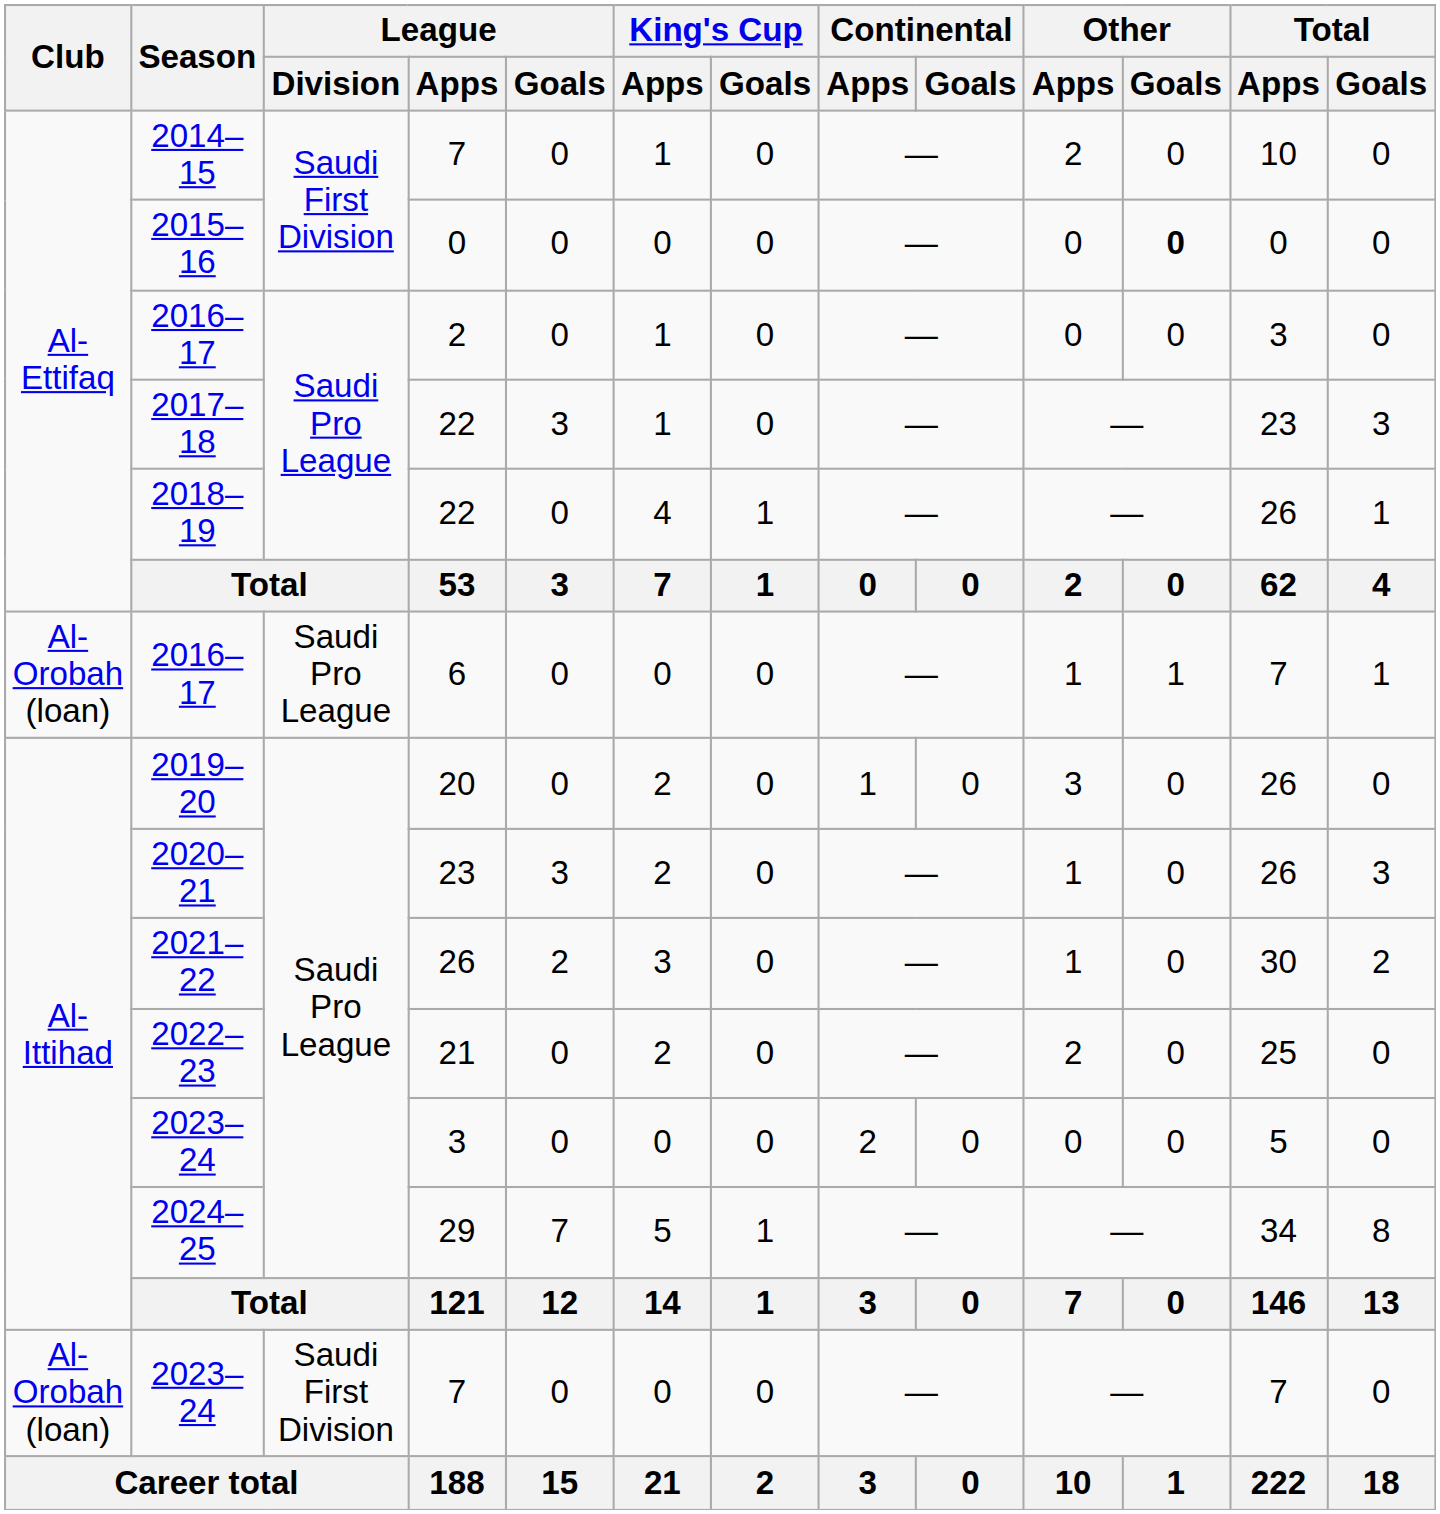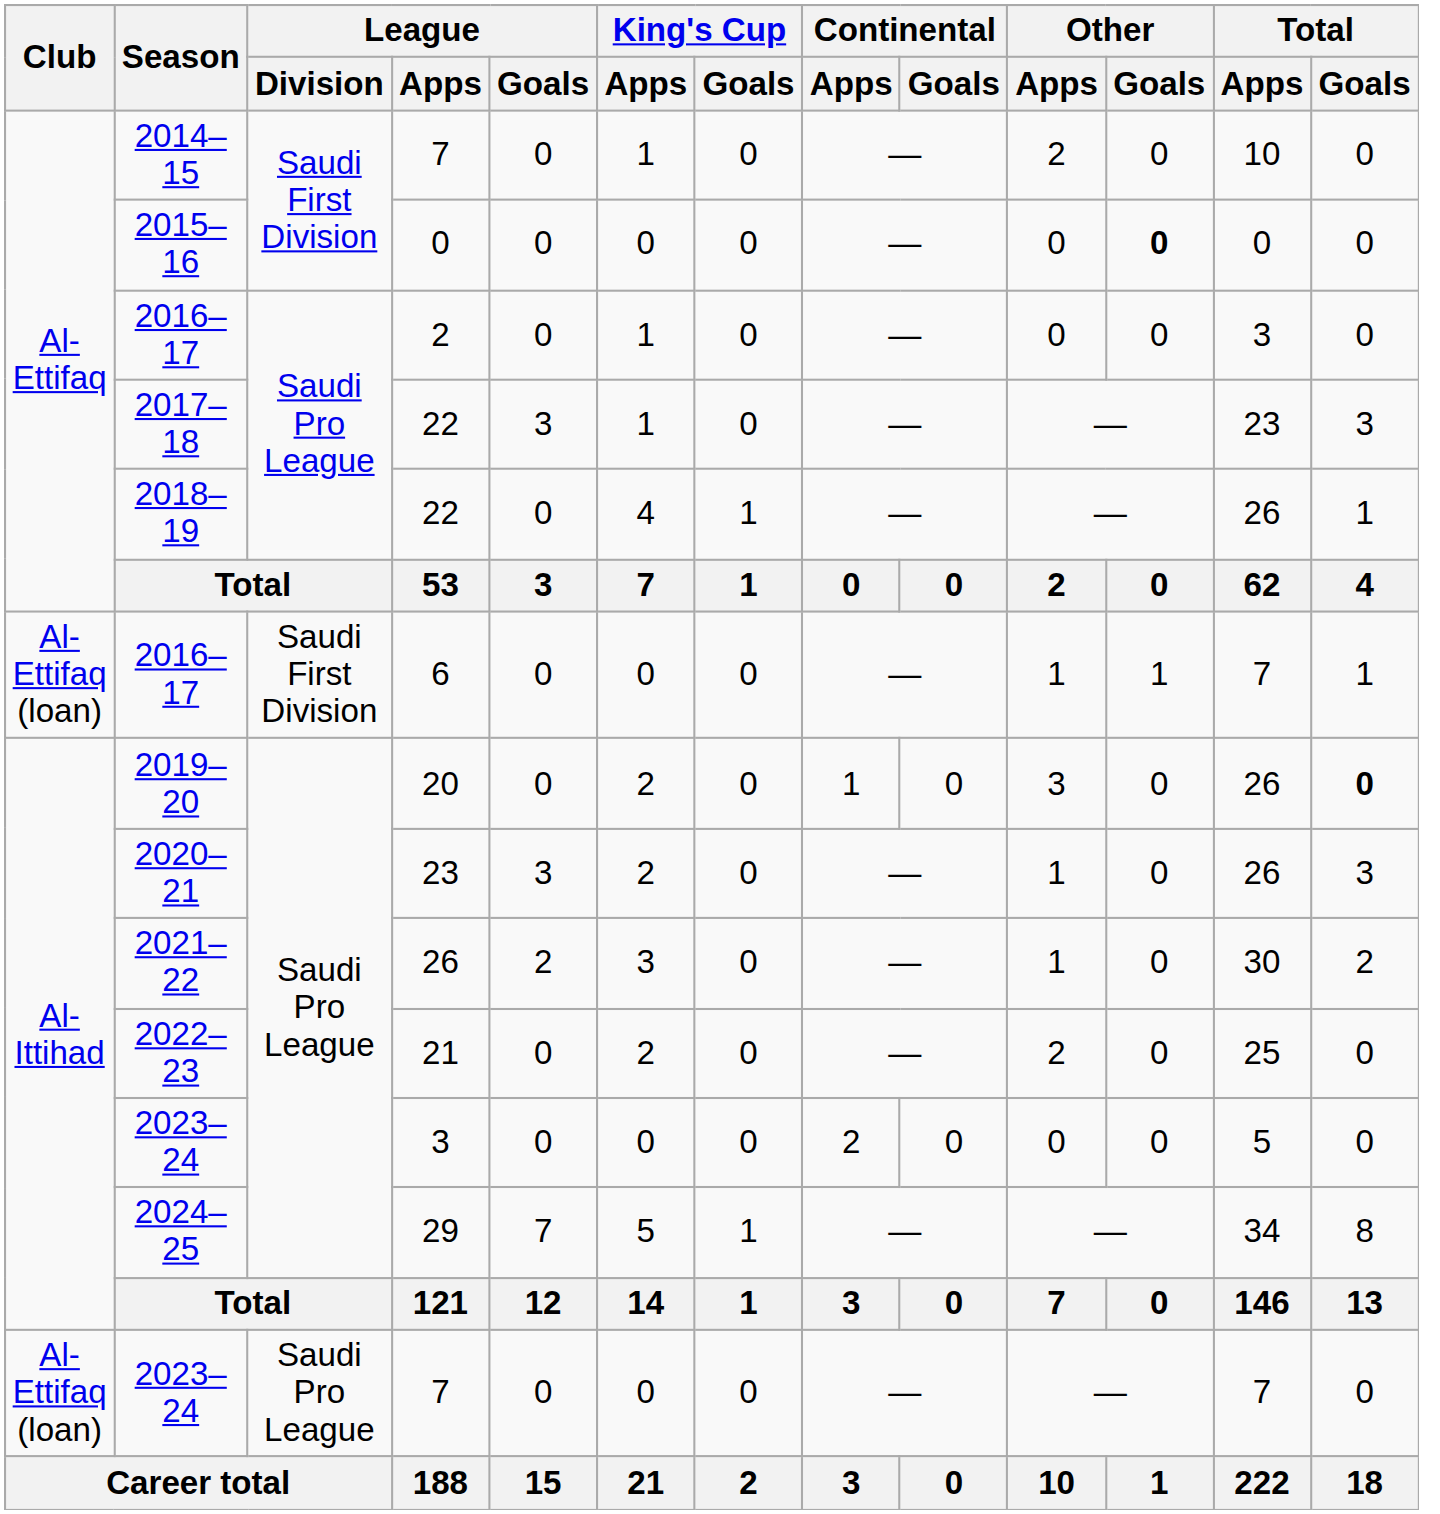(68, 674) Al-Orobah (loan) -> (60, 674) Al-Ettifaq (loan)
(336, 674) Saudi Pro League -> (319, 674) Saudi First Division
(1381, 782) normal -> (1365, 782) bold
(68, 1392) Al-Orobah (loan) -> (60, 1392) Al-Ettifaq (loan)
(336, 1392) Saudi First Division -> (319, 1392) Saudi Pro League
